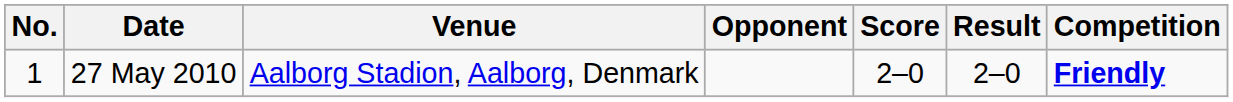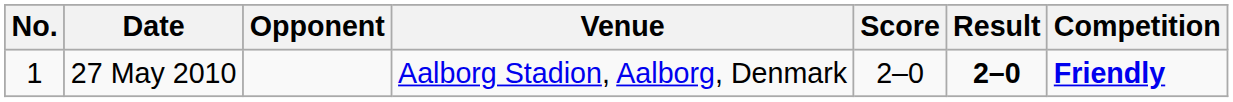columns swapped: (474, 27) <-> (779, 27)
(997, 72) normal -> (997, 72) bold
